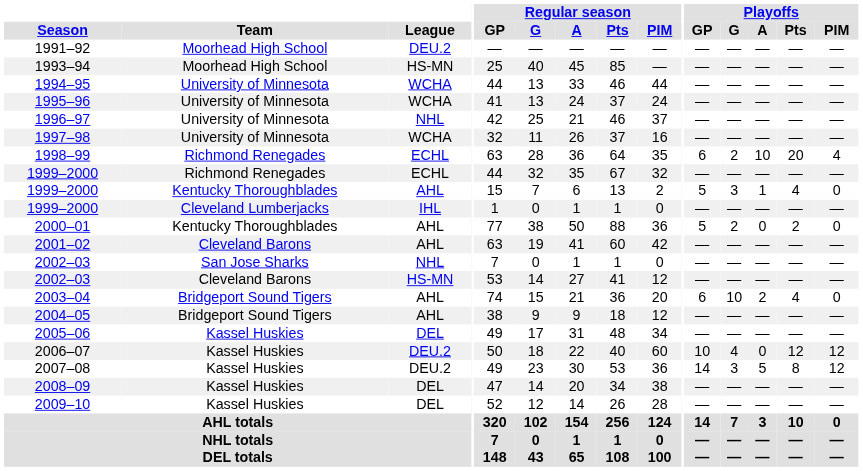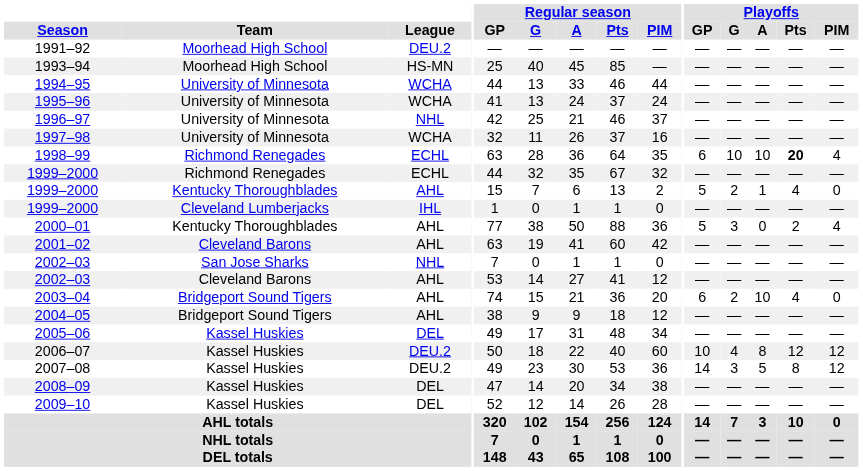(734, 155) 2 -> (734, 155) 10
(796, 155) normal -> (796, 155) bold
(734, 190) 3 -> (734, 190) 2
(734, 226) 2 -> (734, 226) 3
(837, 226) 0 -> (837, 226) 4
(430, 279) HS-MN -> (430, 279) AHL
(734, 297) 10 -> (734, 297) 2
(762, 297) 2 -> (762, 297) 10
(762, 351) 0 -> (762, 351) 8
